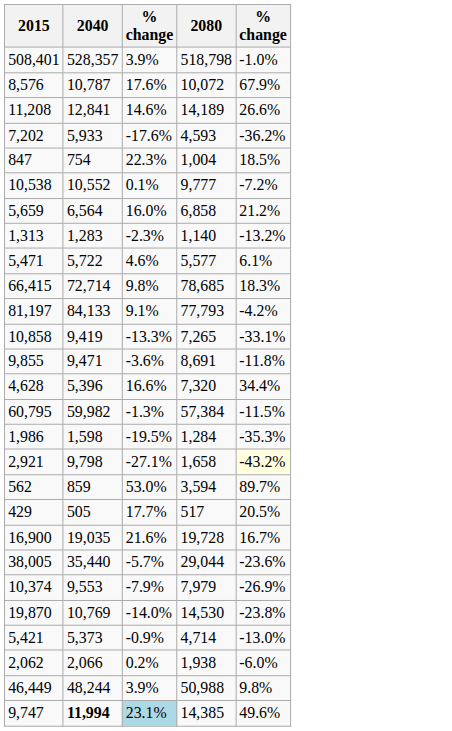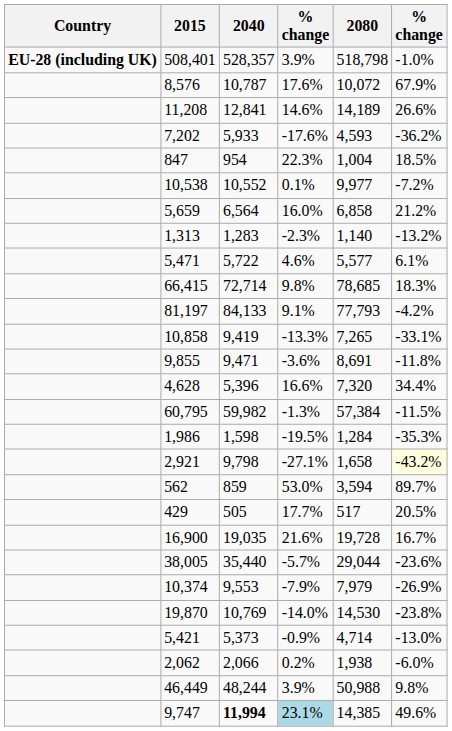+ column: (83, 25)
(79, 160) 754 -> (235, 160) 954
(198, 185) 9,777 -> (354, 185) 9,977
